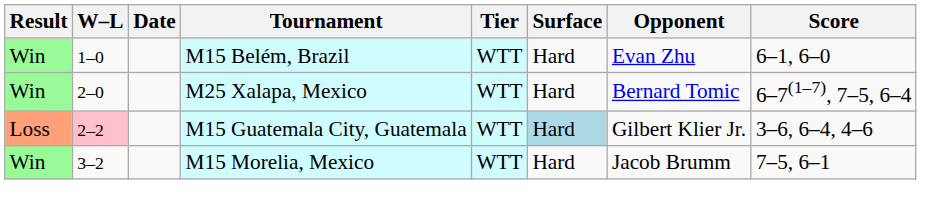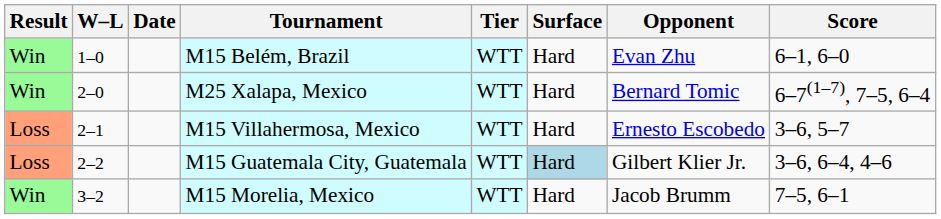+ row: (303, 128)
(91, 129) pink background -> (91, 163) no background
